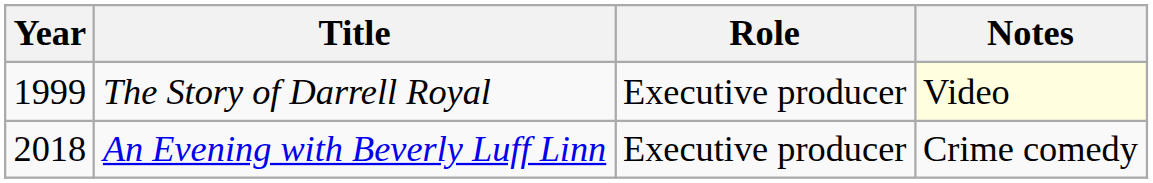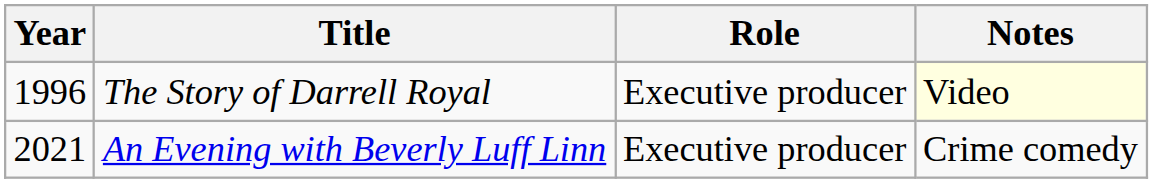(50, 90) 1999 -> (50, 90) 1996
(50, 148) 2018 -> (50, 148) 2021
